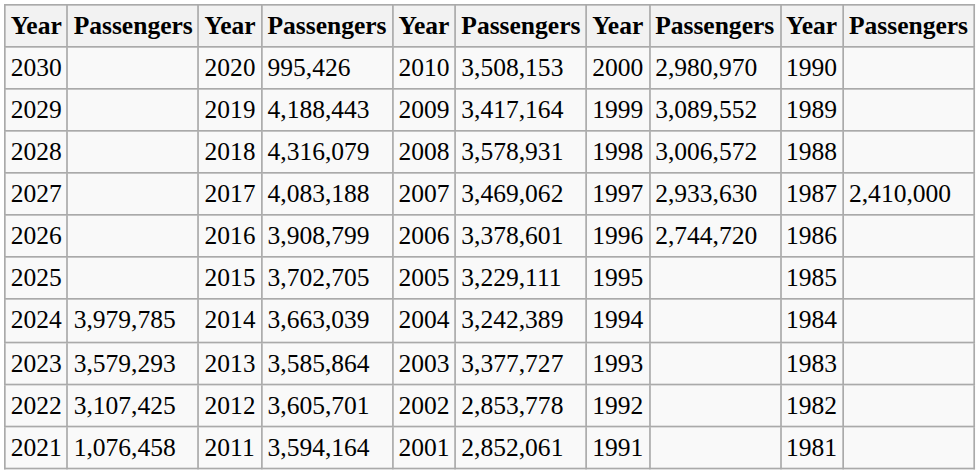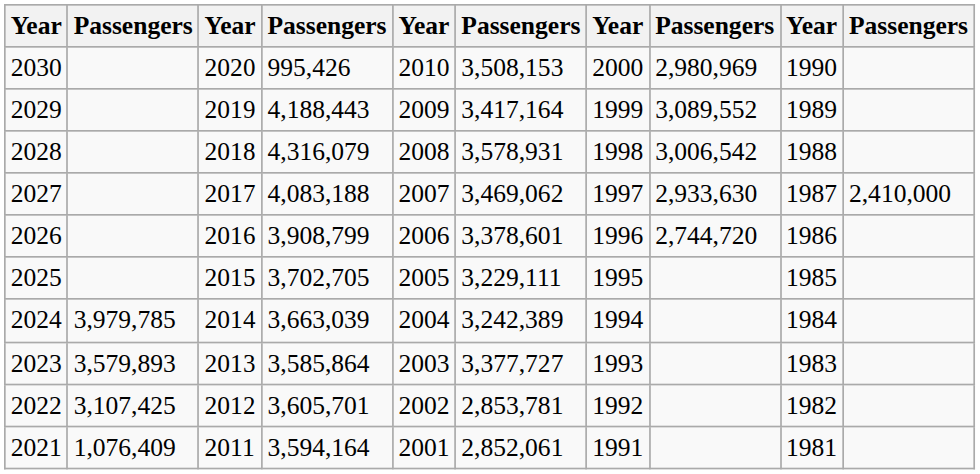(706, 67) 2,980,970 -> (706, 67) 2,980,969
(706, 152) 3,006,572 -> (706, 152) 3,006,542
(125, 362) 3,579,293 -> (125, 362) 3,579,893
(512, 404) 2,853,778 -> (512, 404) 2,853,781
(125, 446) 1,076,458 -> (125, 446) 1,076,409
